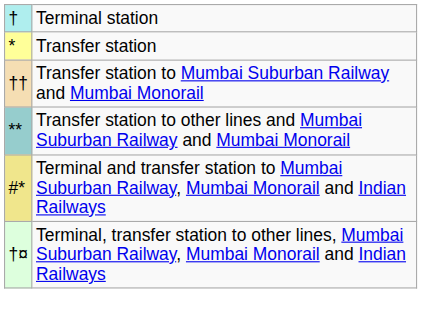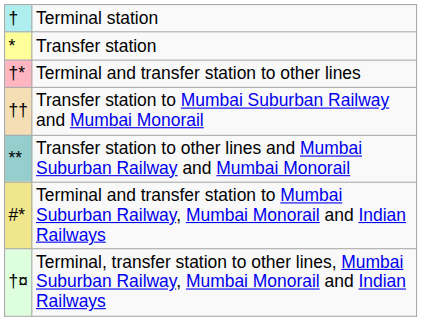+ row: (198, 73)
